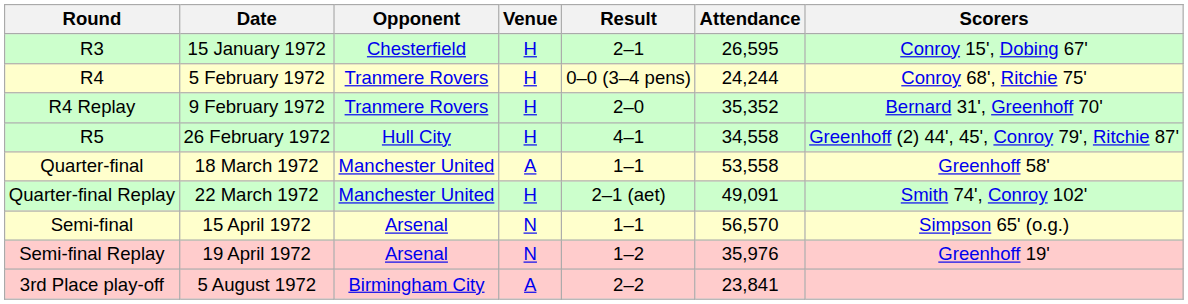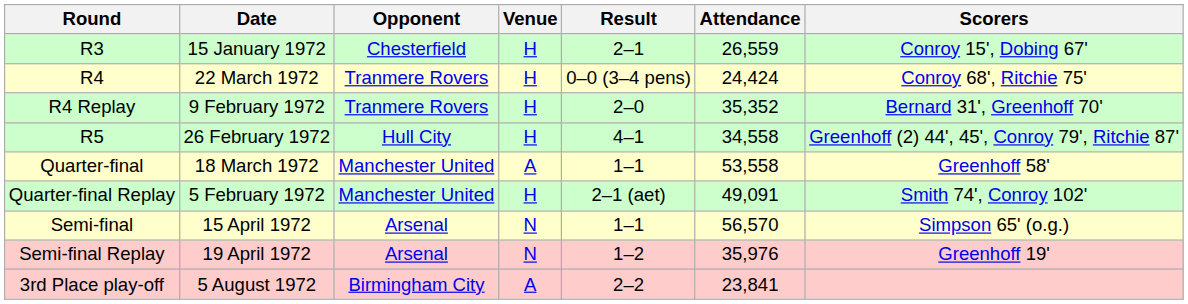(750, 48) 26,595 -> (750, 48) 26,559
(257, 78) 5 February 1972 -> (257, 78) 22 March 1972
(750, 78) 24,244 -> (750, 78) 24,424
(257, 195) 22 March 1972 -> (257, 195) 5 February 1972
